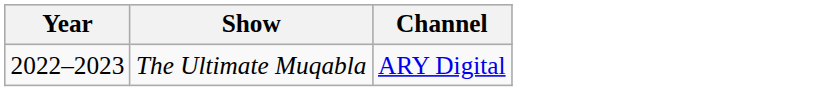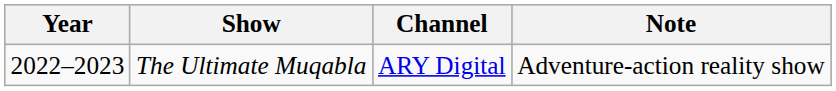+ column: (671, 24)
